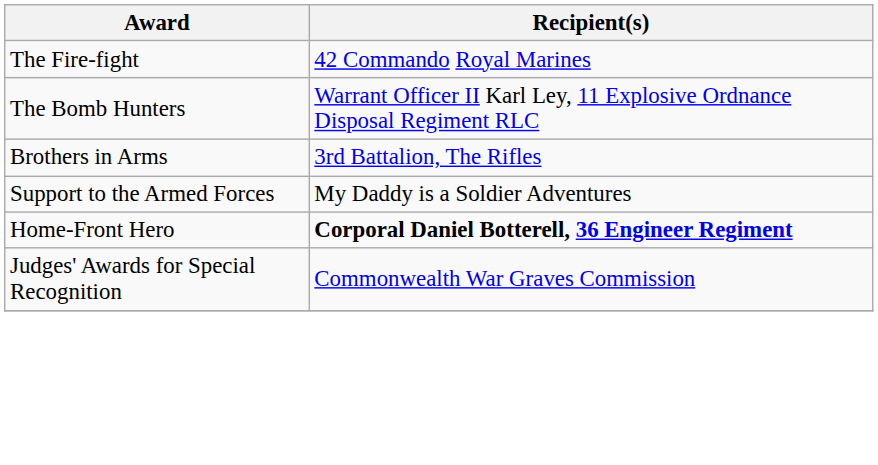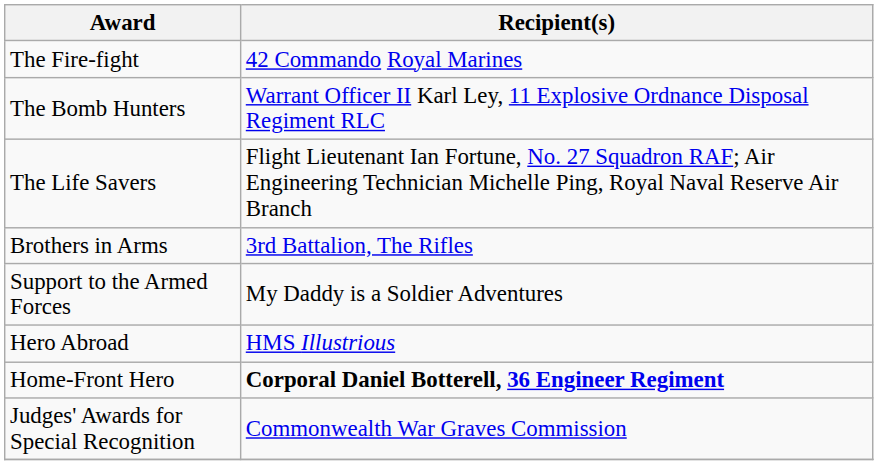+ row: (83, 182)
+ row: (69, 343)
